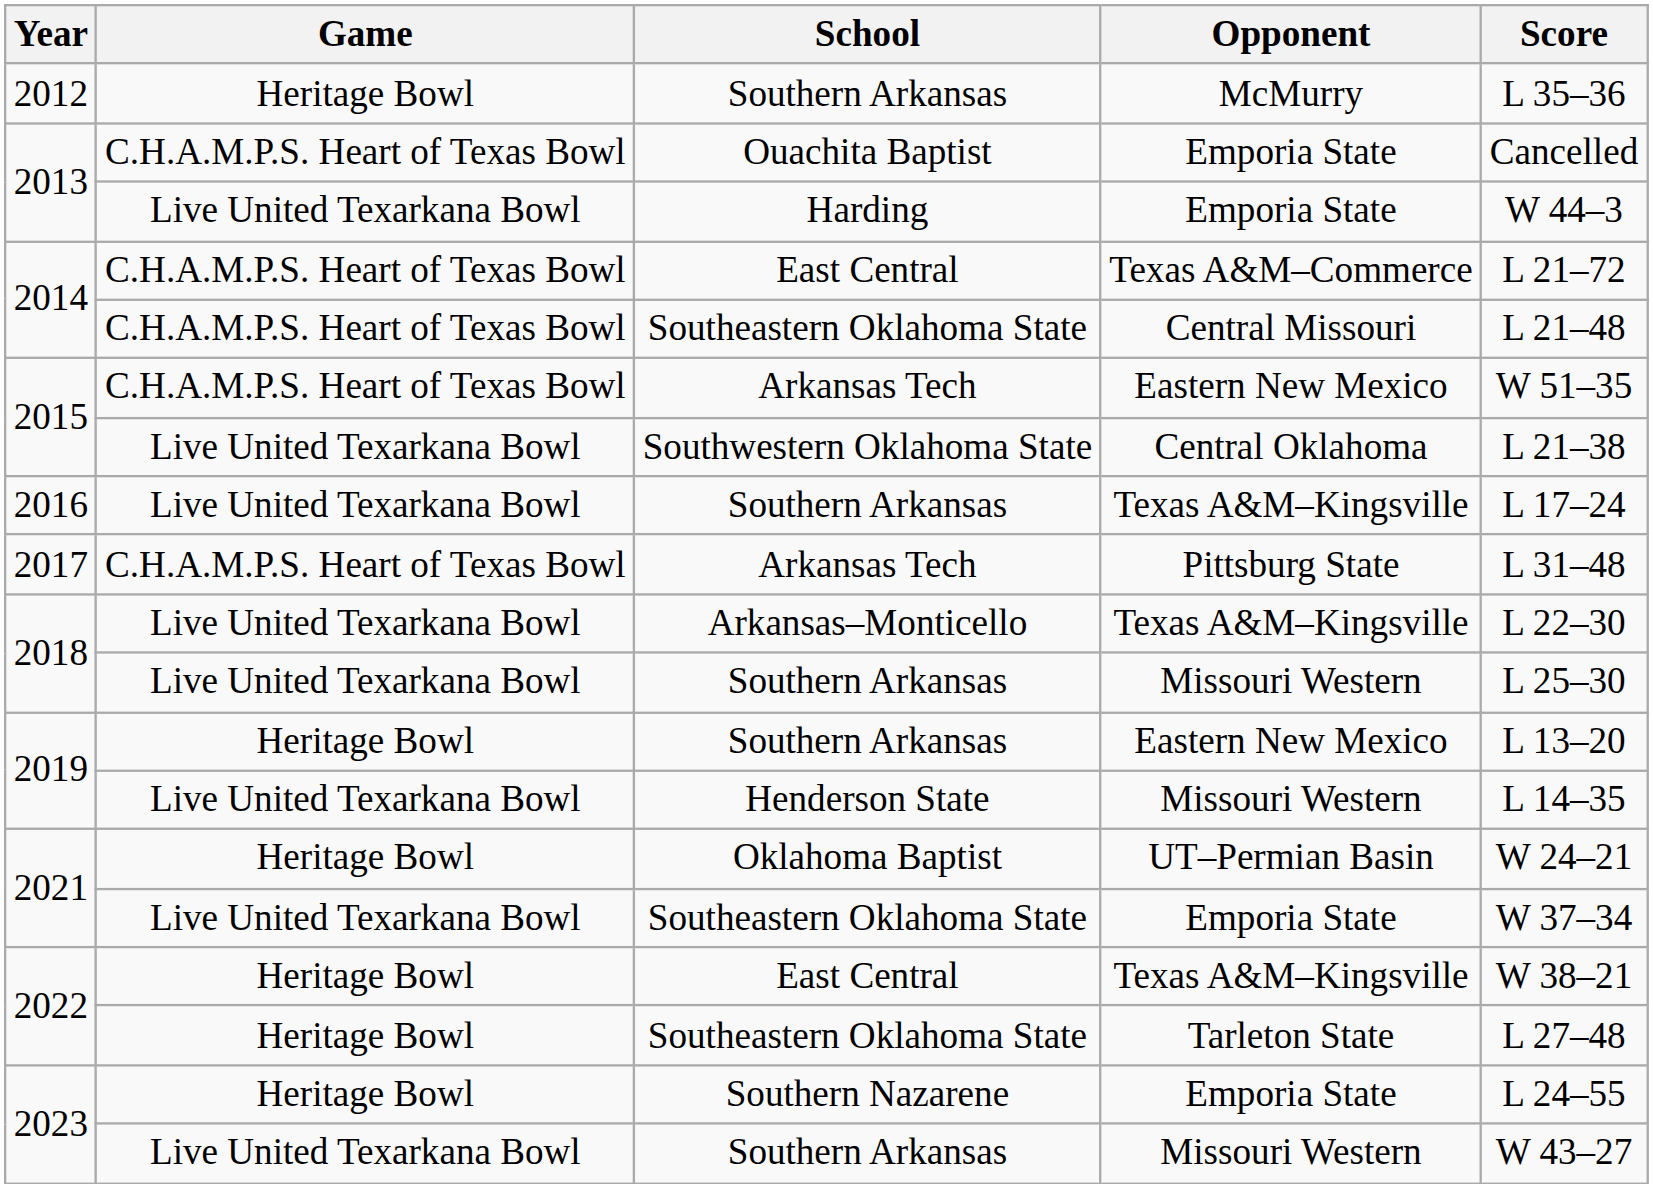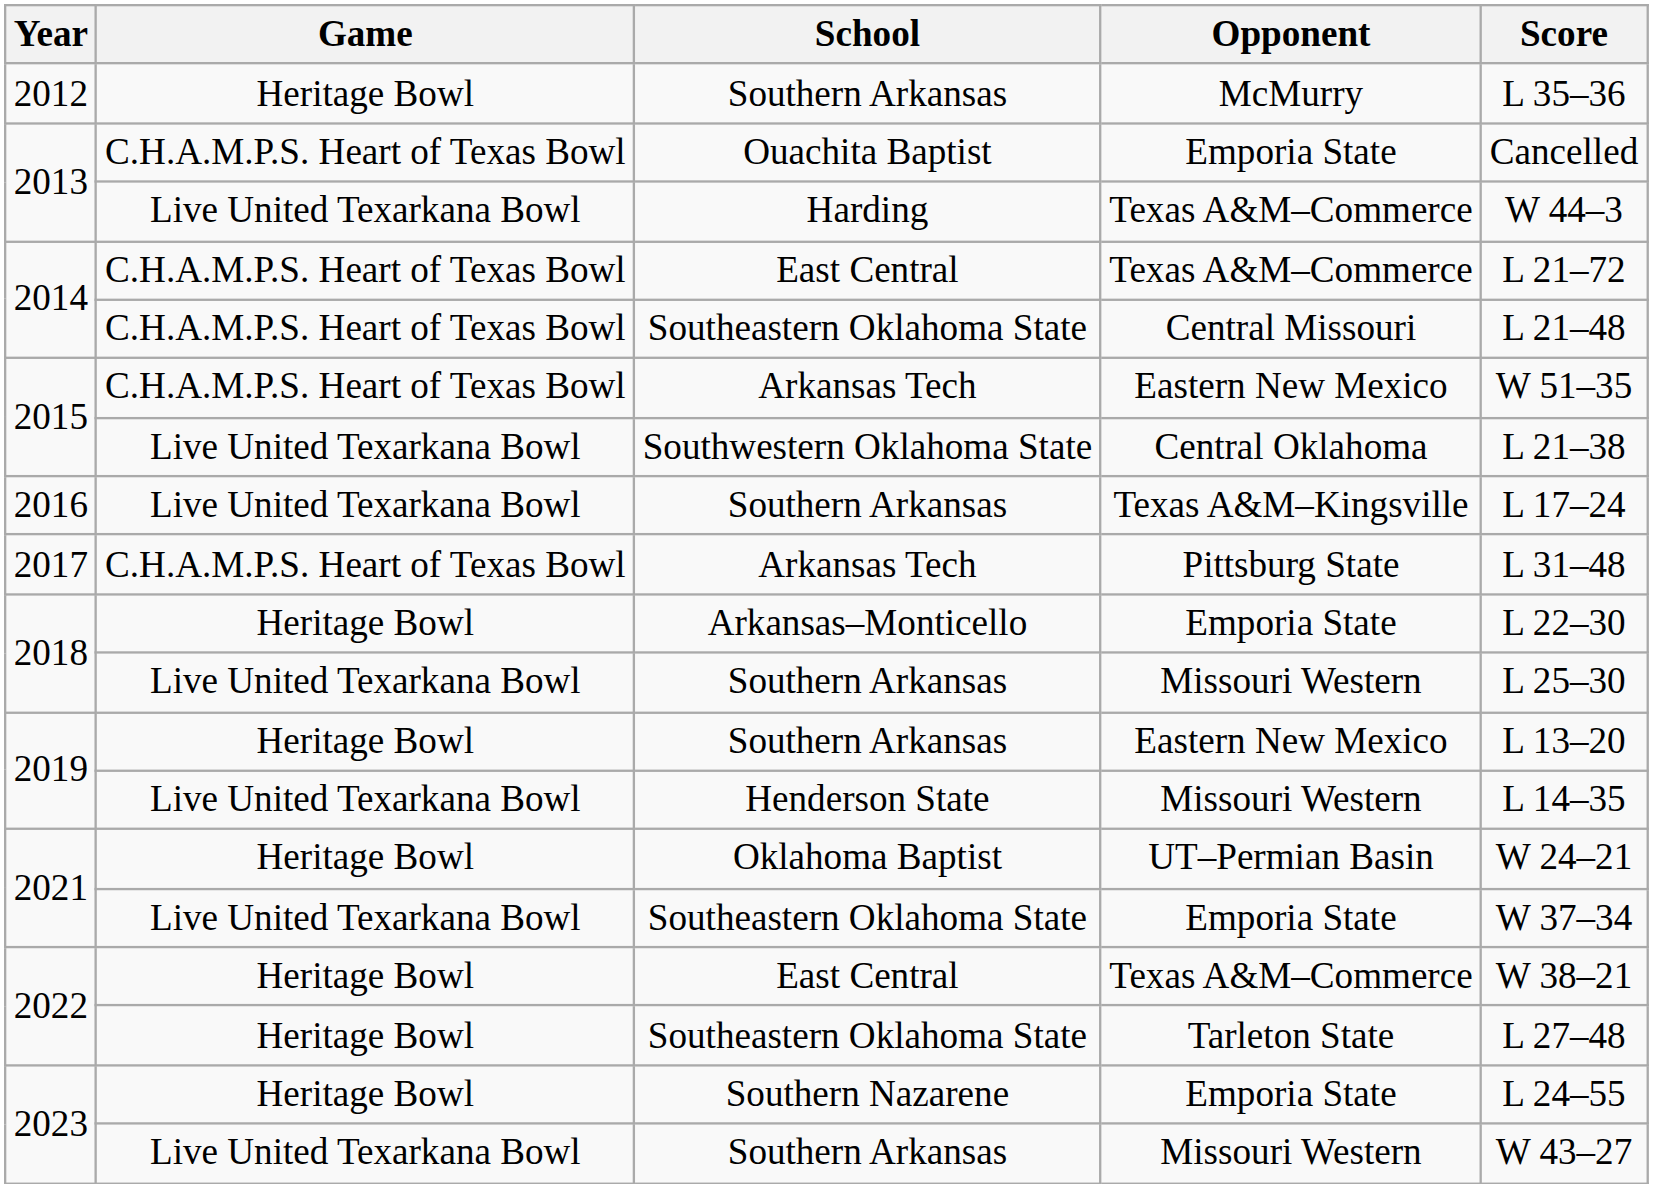(1291, 210) Emporia State -> (1291, 210) Texas A&M–Commerce
(365, 622) Live United Texarkana Bowl -> (365, 622) Heritage Bowl
(1291, 622) Texas A&M–Kingsville -> (1291, 622) Emporia State
(1291, 975) Texas A&M–Kingsville -> (1291, 975) Texas A&M–Commerce
